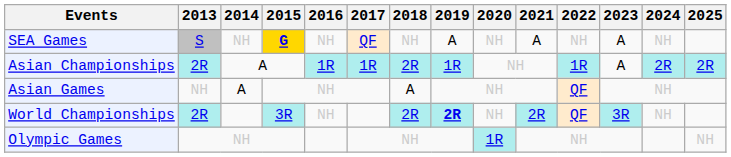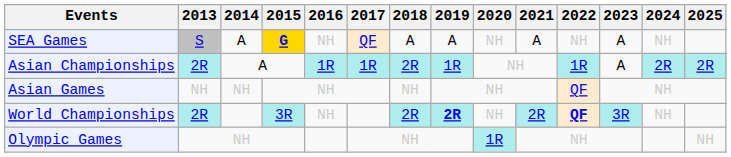(242, 41) NH -> (241, 41) A
(410, 41) NH -> (410, 41) A
(241, 90) A -> (242, 90) NH
(410, 90) A -> (410, 90) NH
(579, 115) normal -> (579, 115) bold
